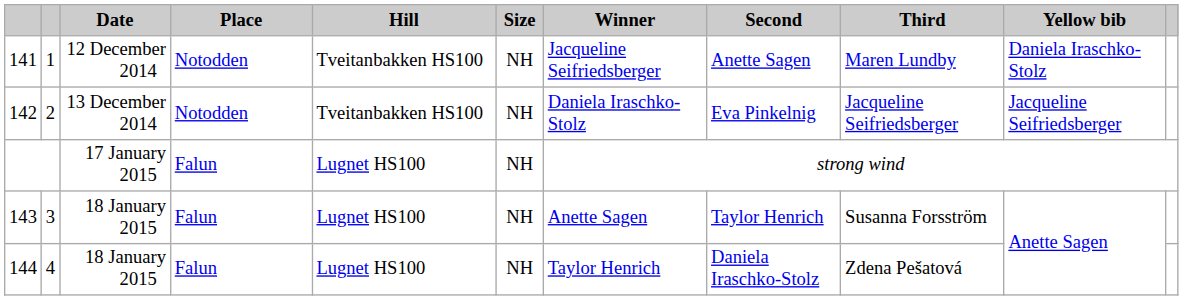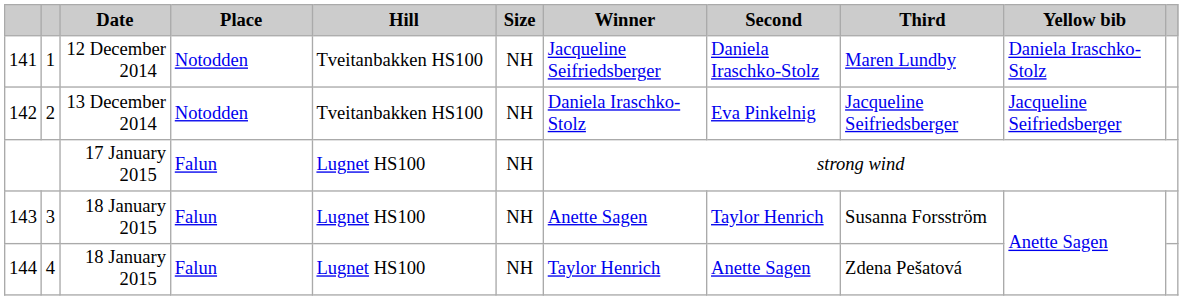(761, 60) Anette Sagen -> (765, 60) Daniela Iraschko-Stolz
(765, 268) Daniela Iraschko-Stolz -> (761, 268) Anette Sagen
